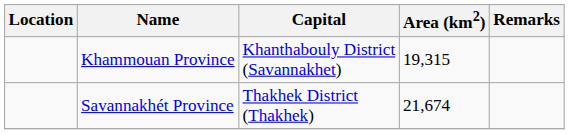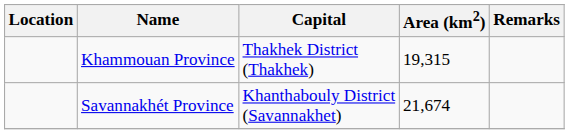(319, 59) Khanthabouly District (Savannakhet) -> (300, 59) Thakhek District (Thakhek)
(300, 105) Thakhek District (Thakhek) -> (319, 105) Khanthabouly District (Savannakhet)
